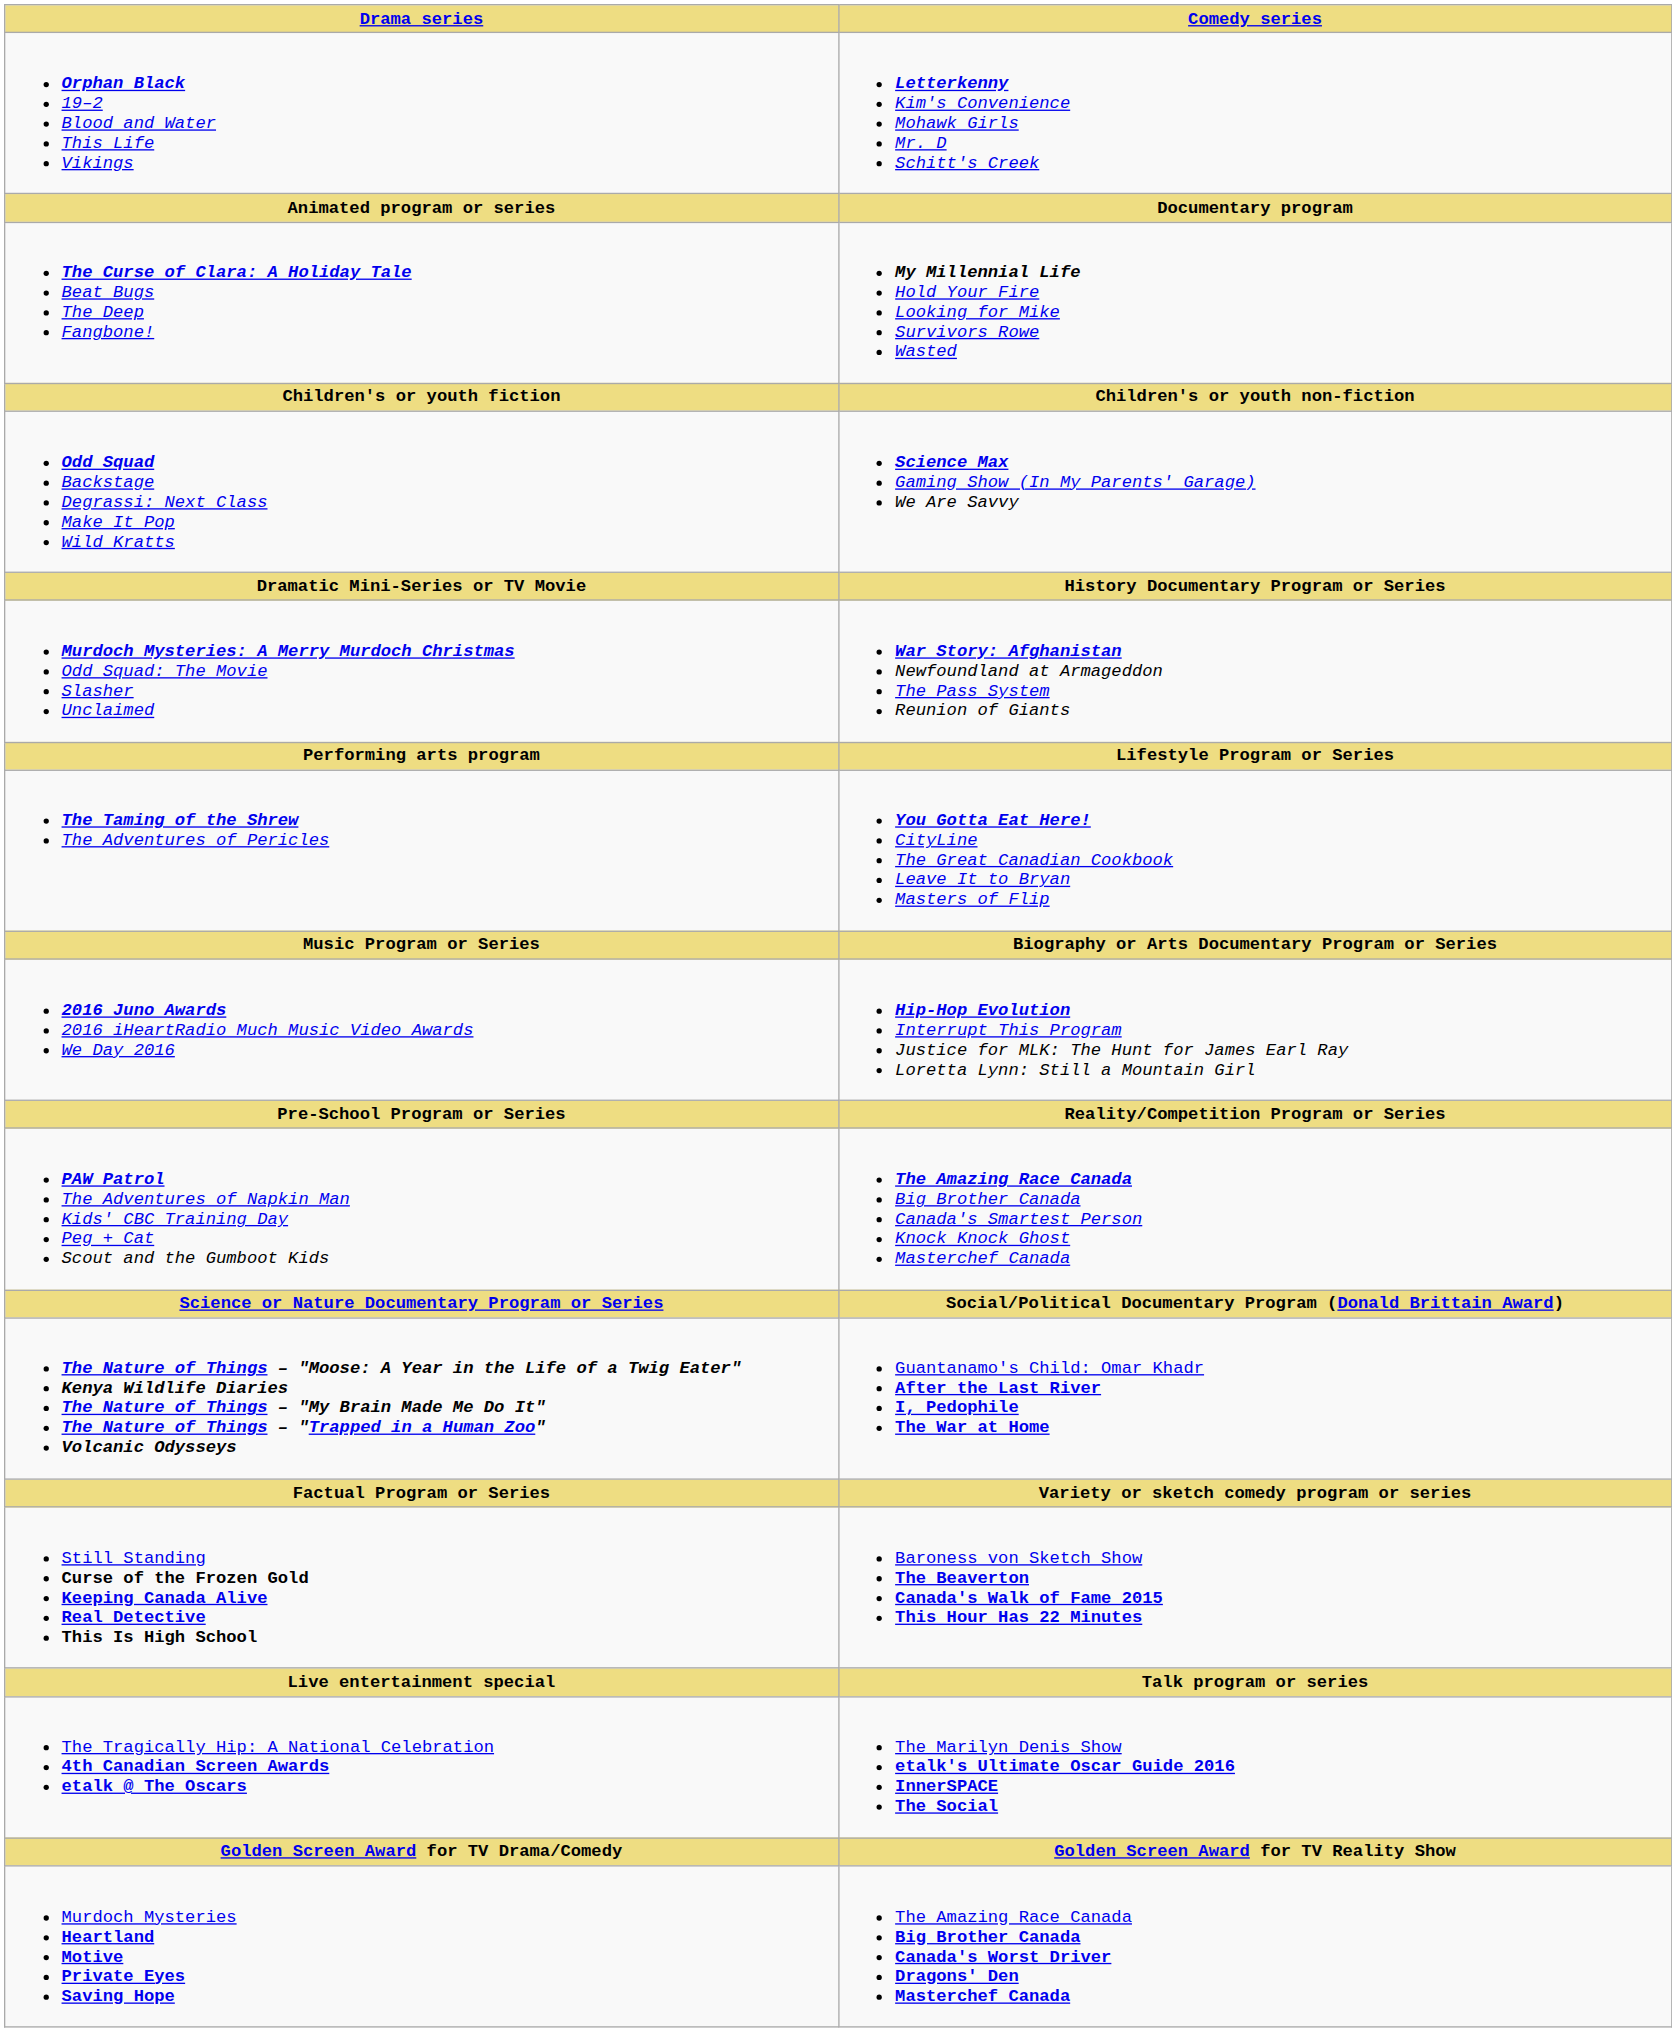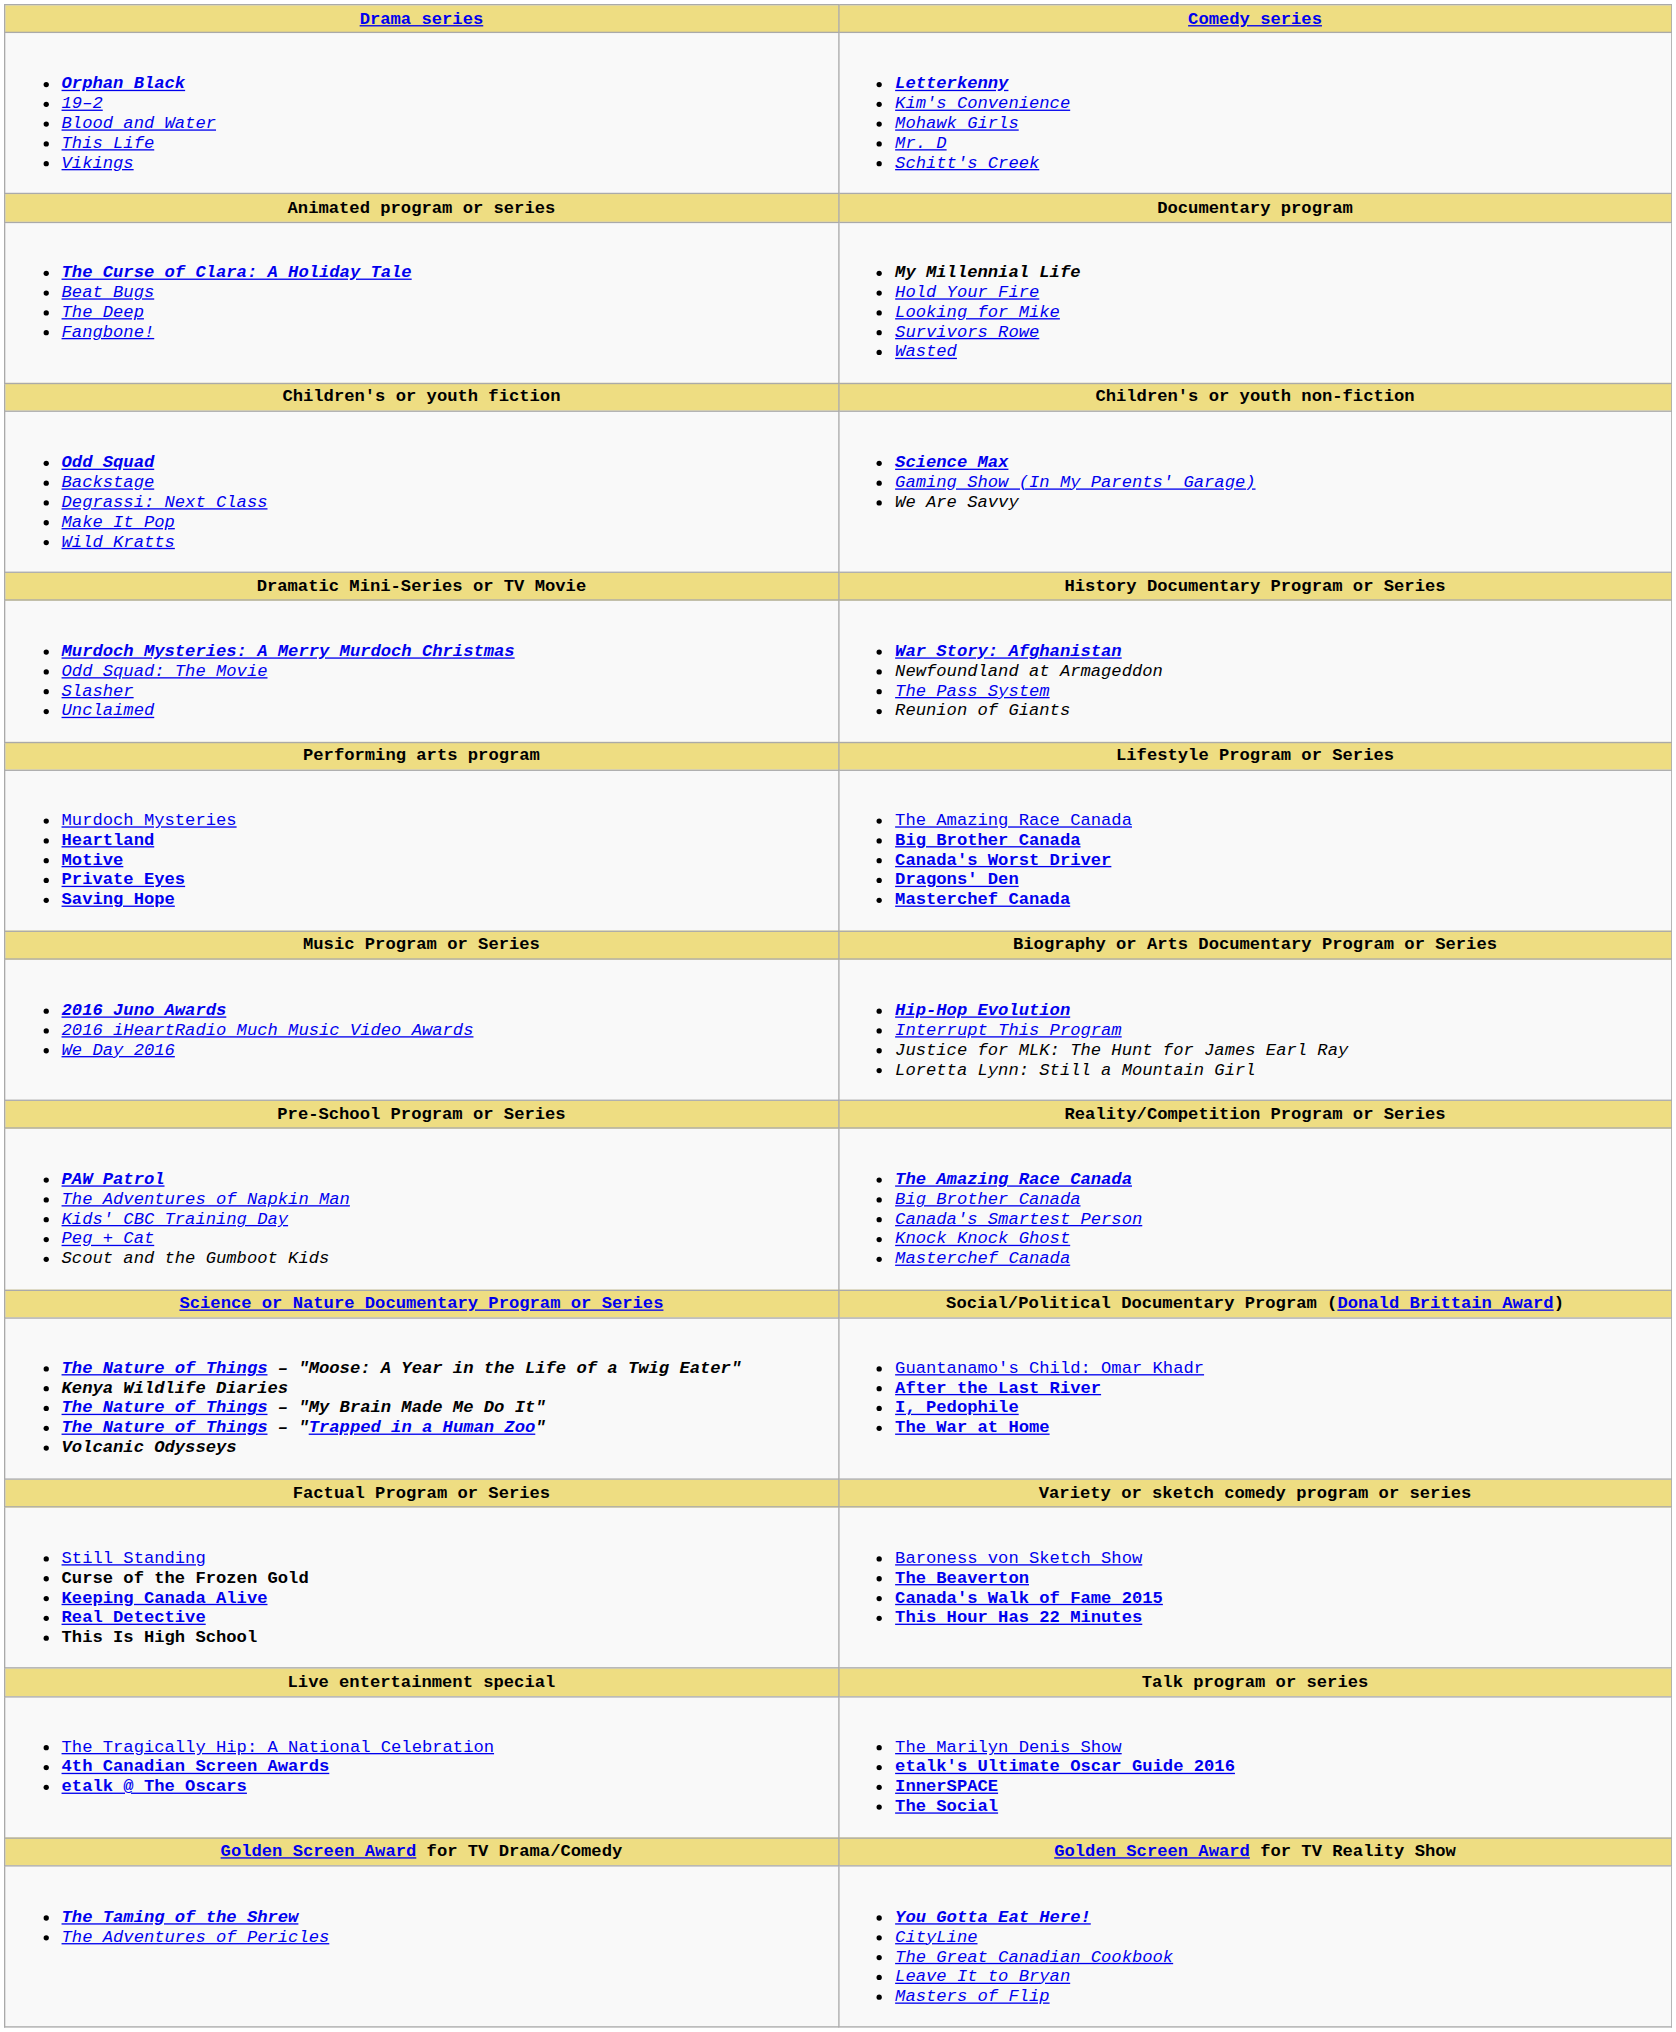rows swapped: (421, 831) <-> (421, 1956)
